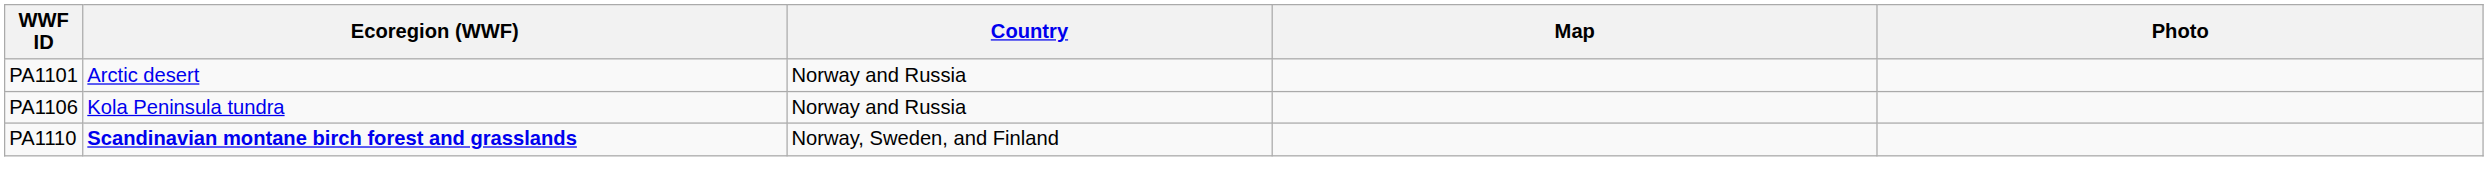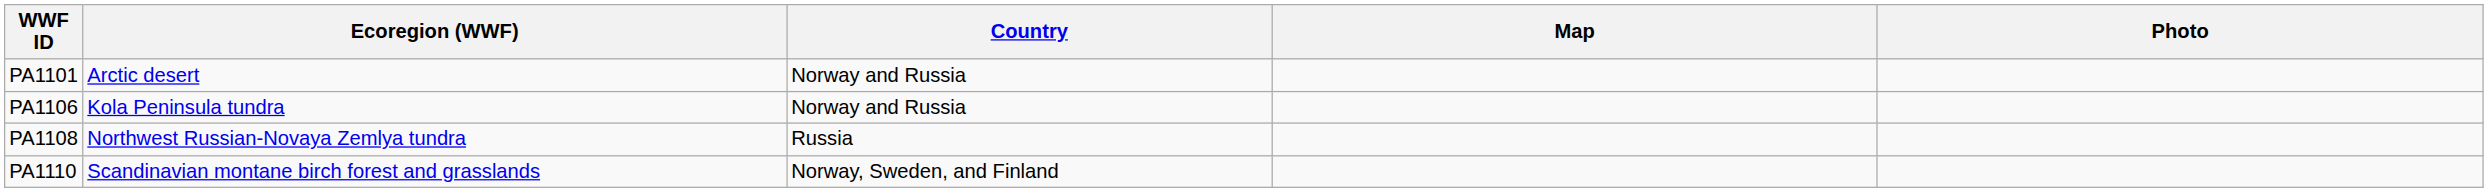+ row: (44, 139)
(332, 139) bold -> (314, 171) normal
